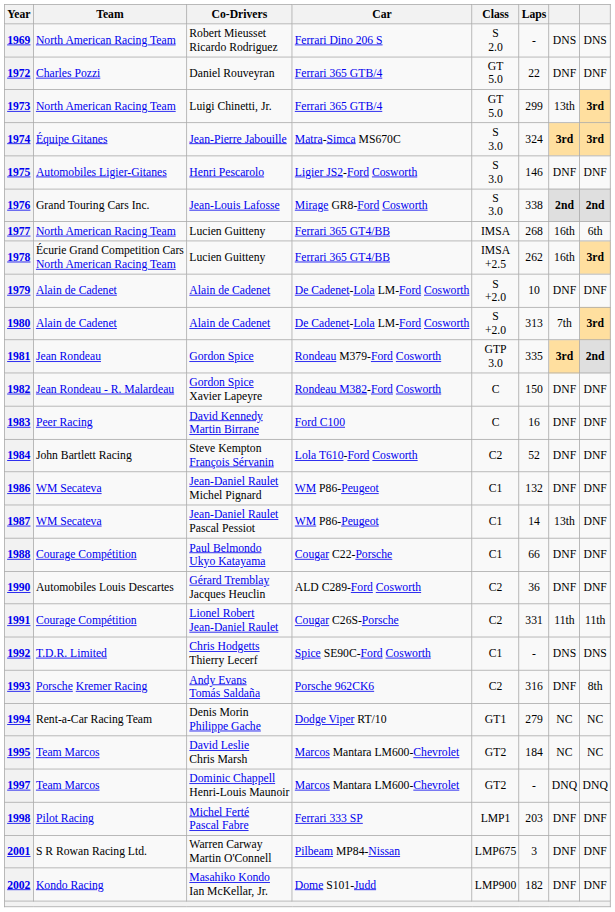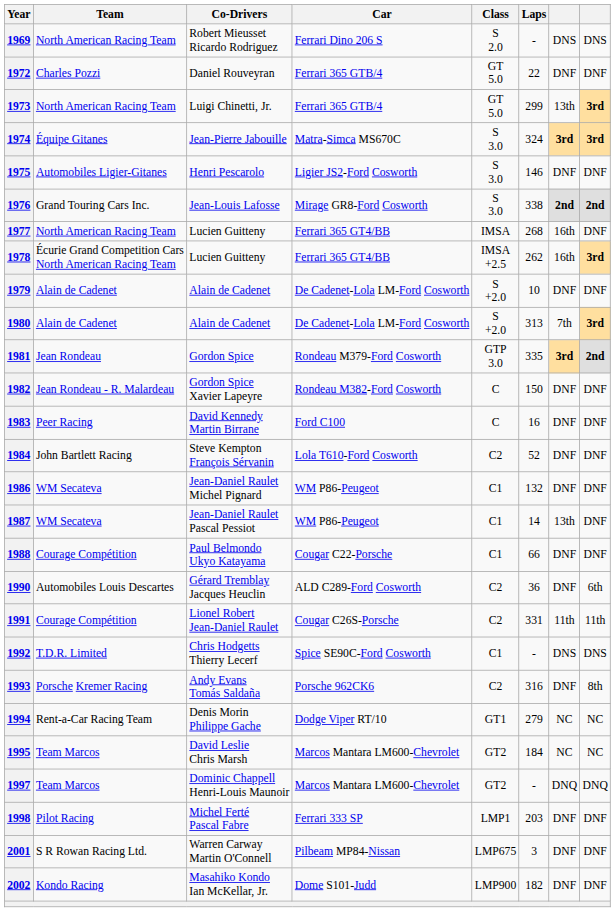(595, 231) 6th -> (595, 231) DNF
(595, 587) DNF -> (595, 587) 6th
